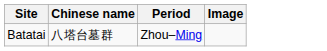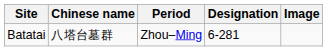+ column: (243, 14)
